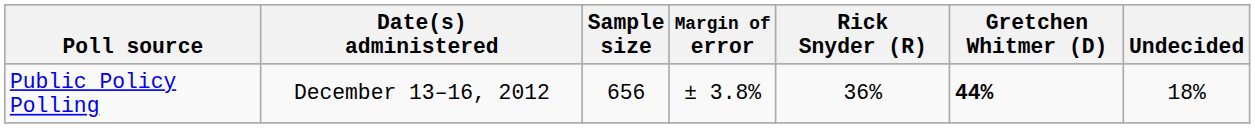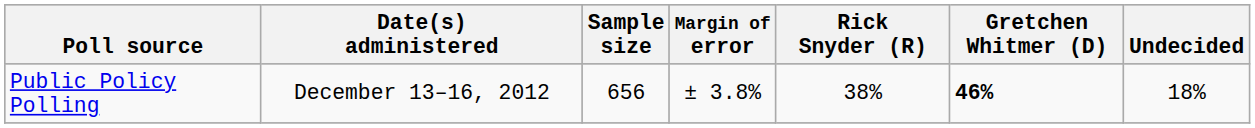(863, 94) 36% -> (863, 94) 38%
(974, 94) 44% -> (974, 94) 46%
